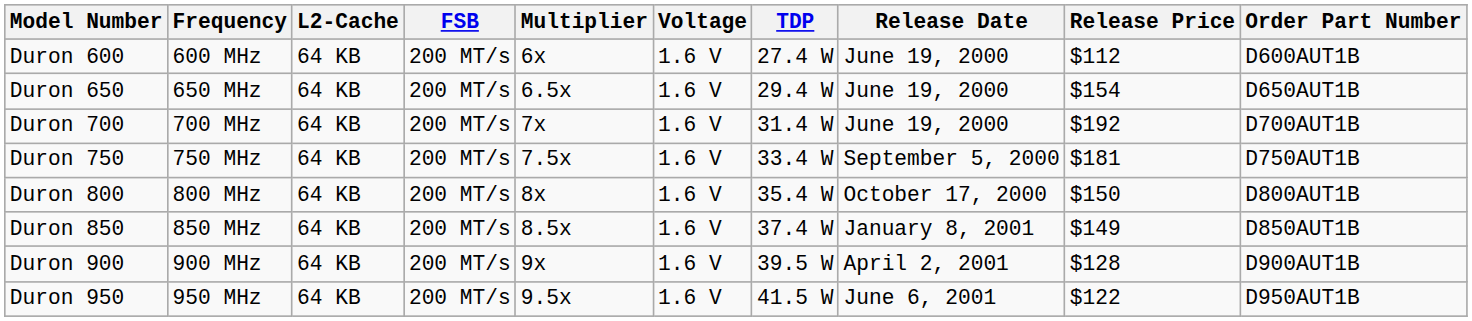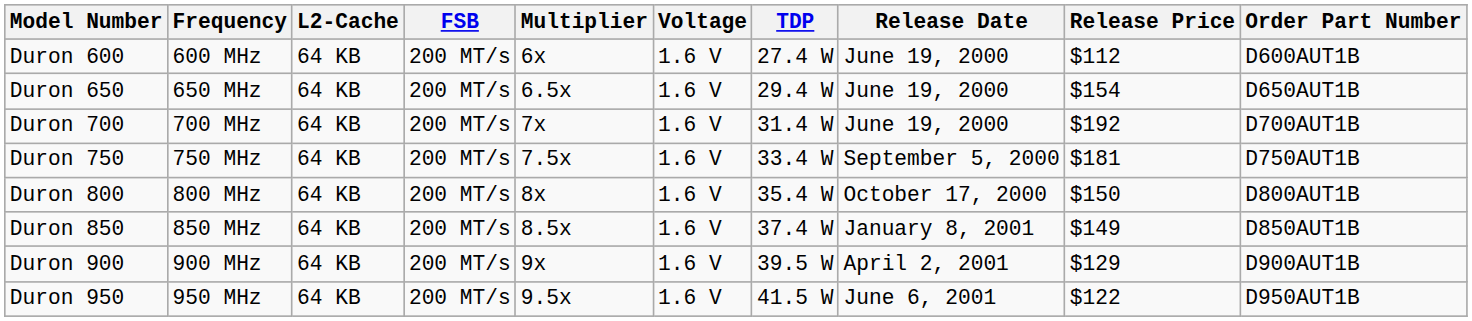(1095, 264) $128 -> (1095, 264) $129
